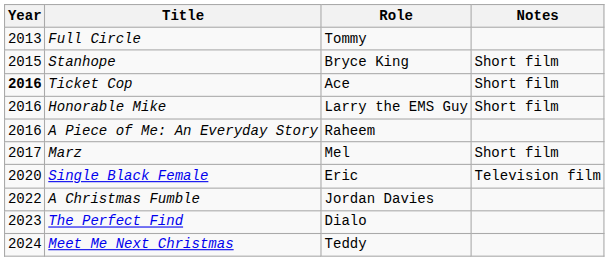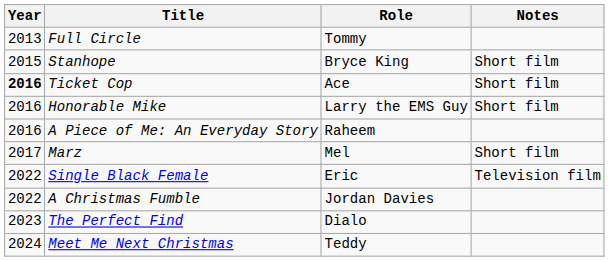(25, 176) 2020 -> (25, 176) 2022
